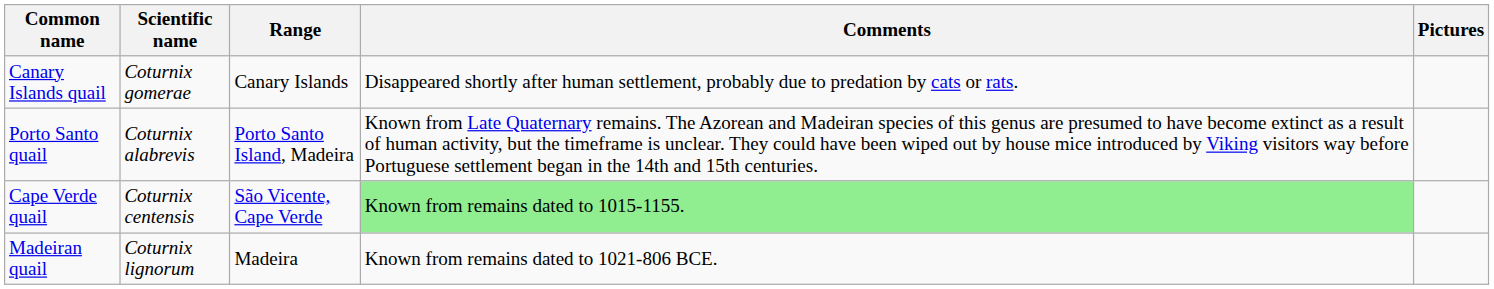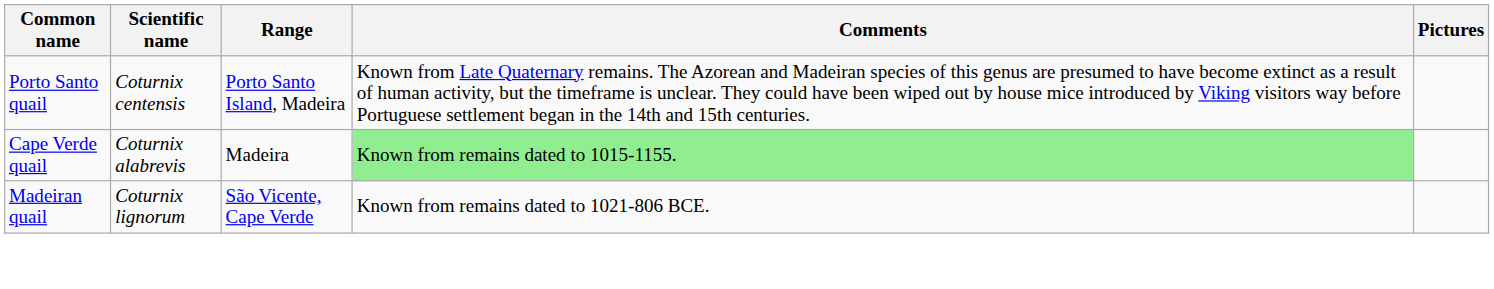- row: (57, 81)
(159, 144) Coturnix alabrevis -> (150, 92) Coturnix centensis
(159, 206) Coturnix centensis -> (150, 154) Coturnix alabrevis
(282, 206) São Vicente, Cape Verde -> (257, 154) Madeira
(266, 258) Madeira -> (274, 206) São Vicente, Cape Verde
